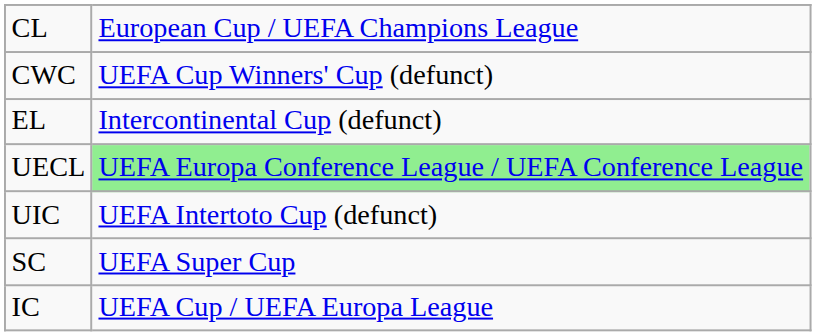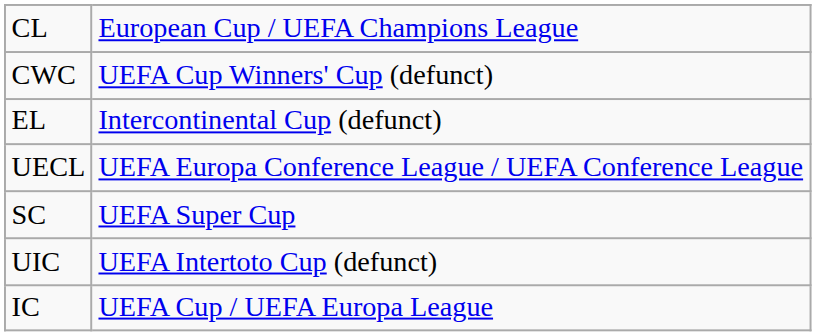(451, 167) lightgreen background -> (451, 167) no background
rows swapped: (36, 214) <-> (29, 260)
